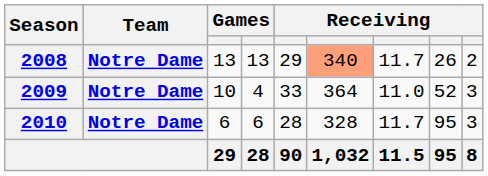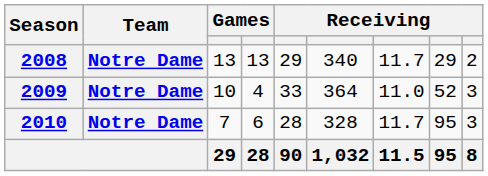(340, 61) lightsalmon background -> (340, 61) no background
(445, 61) 26 -> (445, 61) 29
(225, 124) 6 -> (225, 124) 7
